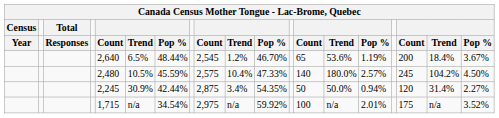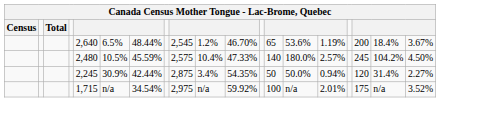- row: (21, 43)
